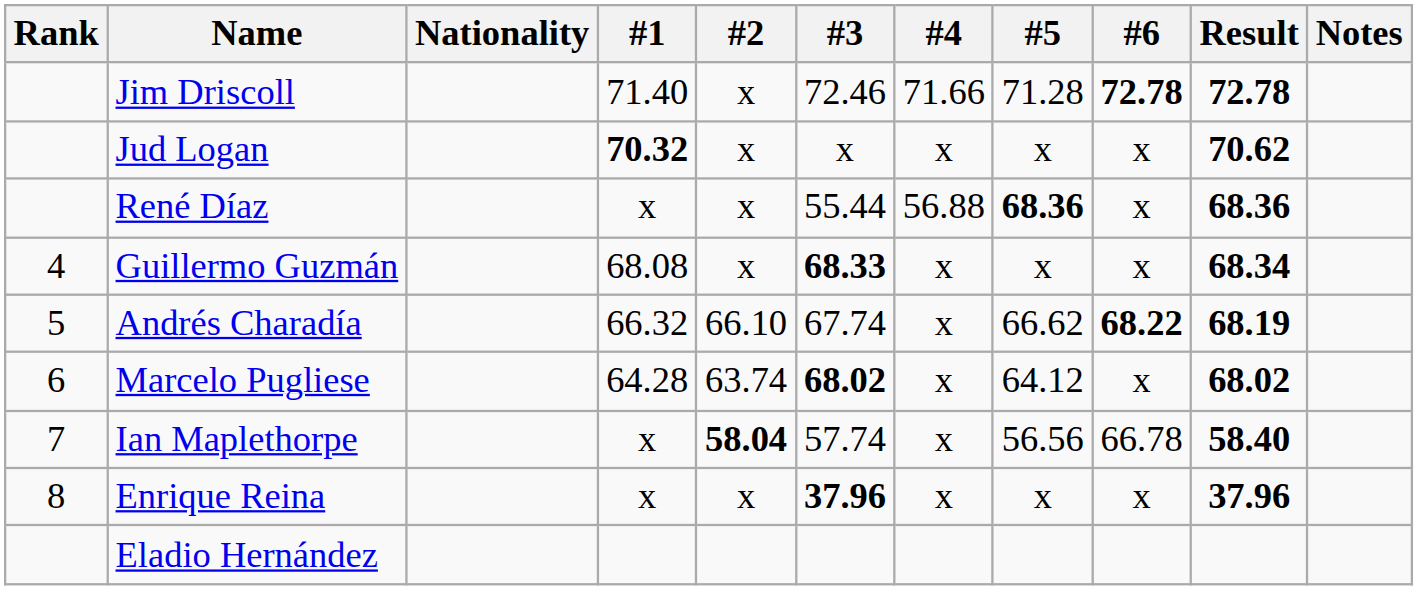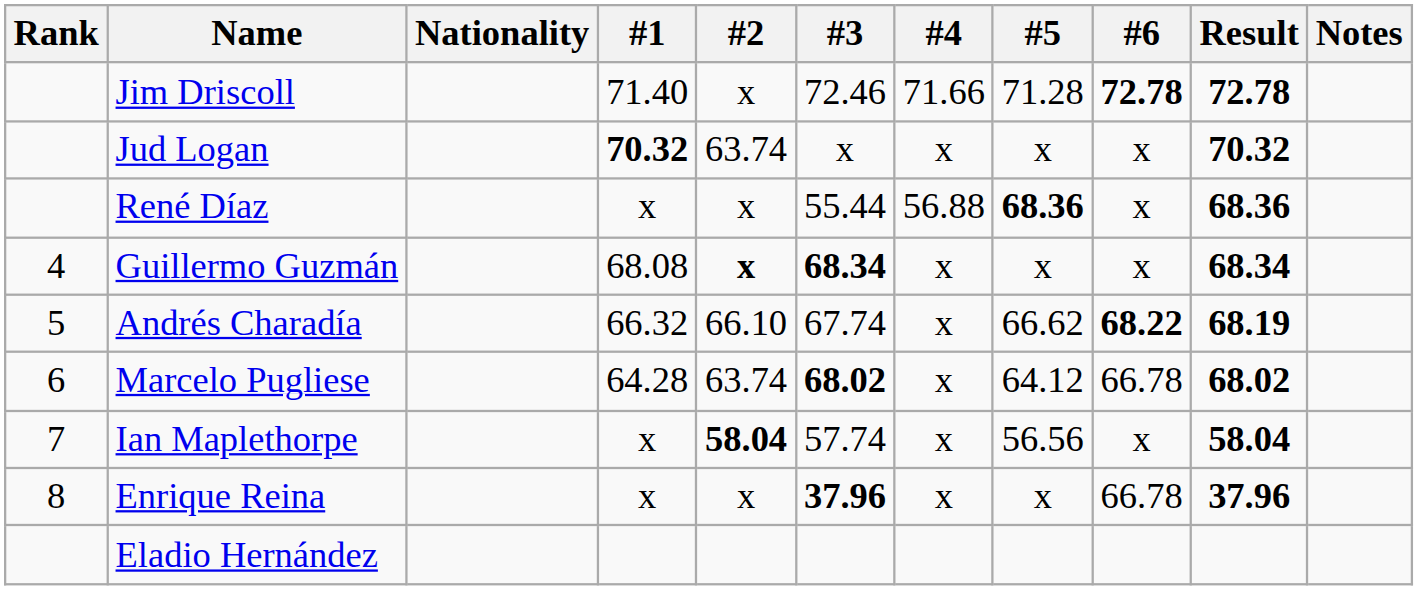(746, 149) x -> (746, 149) 63.74
(1249, 149) 70.62 -> (1249, 149) 70.32
(746, 264) normal -> (746, 264) bold
(845, 264) 68.33 -> (845, 264) 68.34
(1142, 380) x -> (1142, 380) 66.78
(1142, 438) 66.78 -> (1142, 438) x
(1249, 438) 58.40 -> (1249, 438) 58.04
(1142, 496) x -> (1142, 496) 66.78
